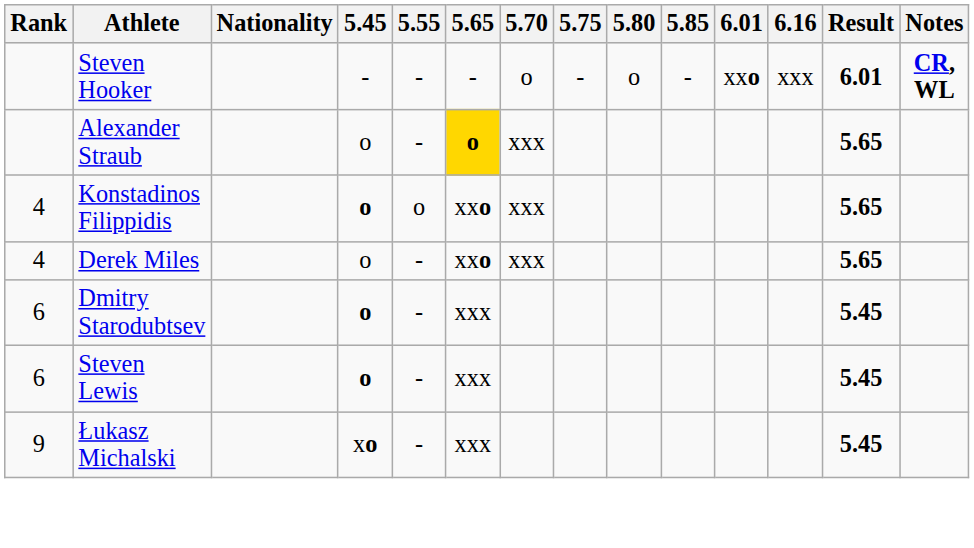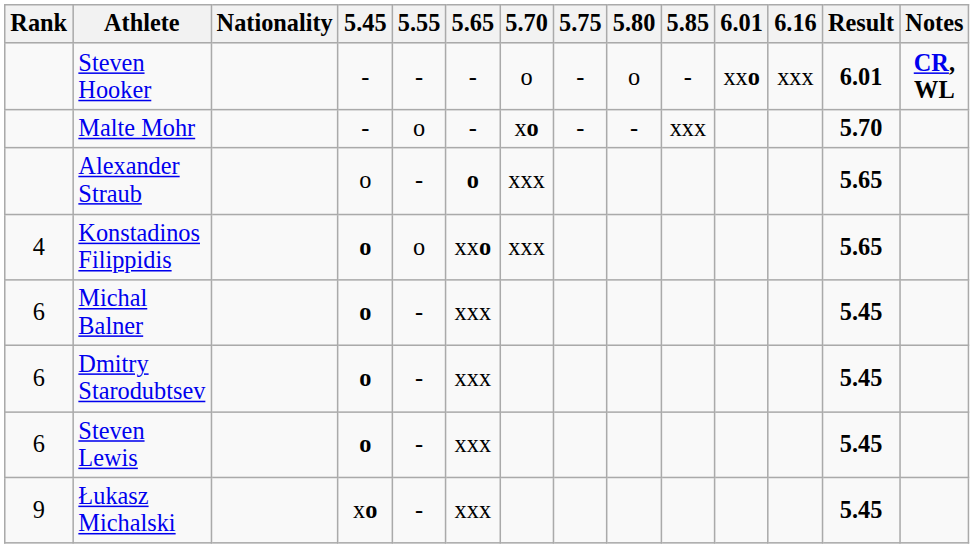+ row: (137, 128)
(473, 141) gold background -> (473, 180) no background
- row: (139, 260)
+ row: (113, 312)
